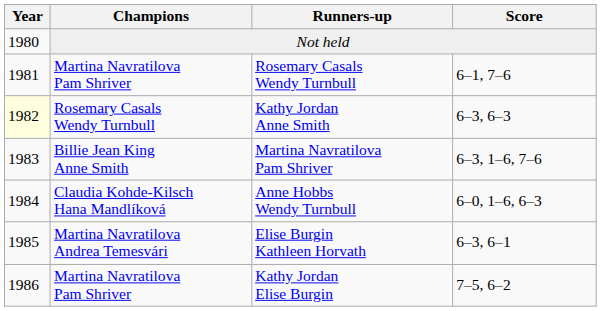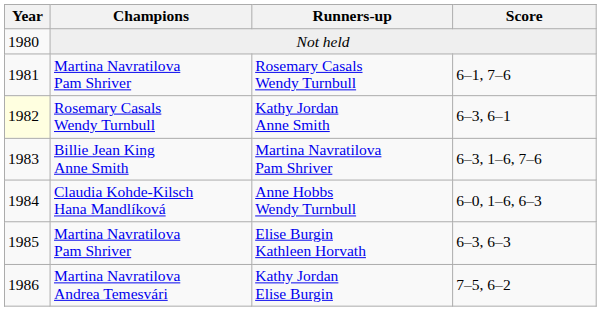(483, 116) 6–3, 6–3 -> (483, 116) 6–3, 6–1
(117, 243) Martina Navratilova Andrea Temesvári -> (117, 243) Martina Navratilova Pam Shriver
(483, 243) 6–3, 6–1 -> (483, 243) 6–3, 6–3
(117, 285) Martina Navratilova Pam Shriver -> (117, 285) Martina Navratilova Andrea Temesvári
